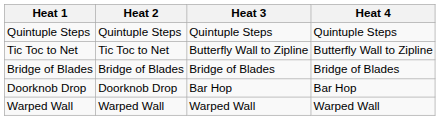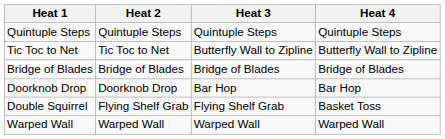+ row: (47, 106)
